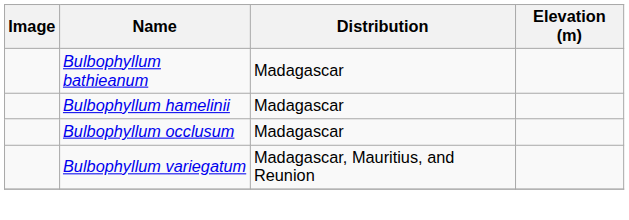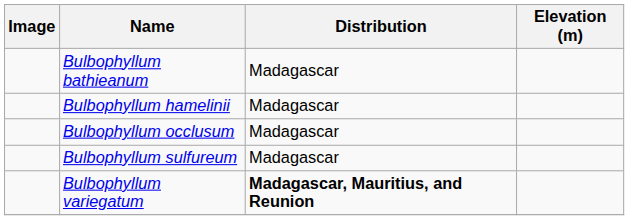+ row: (150, 157)
(354, 166) normal -> (356, 192) bold
